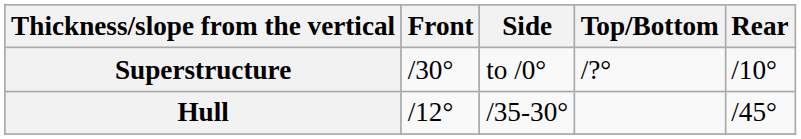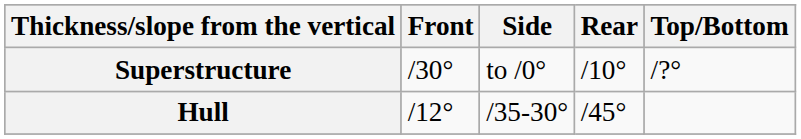columns swapped: (760, 26) <-> (650, 26)
